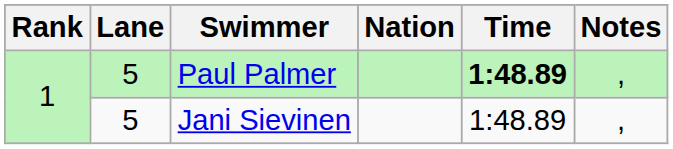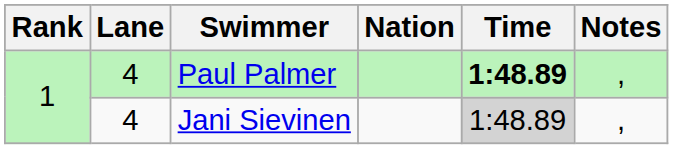(130, 73) 5 -> (130, 73) 4
(130, 119) 5 -> (130, 119) 4
(518, 119) no background -> (518, 119) lightgrey background
